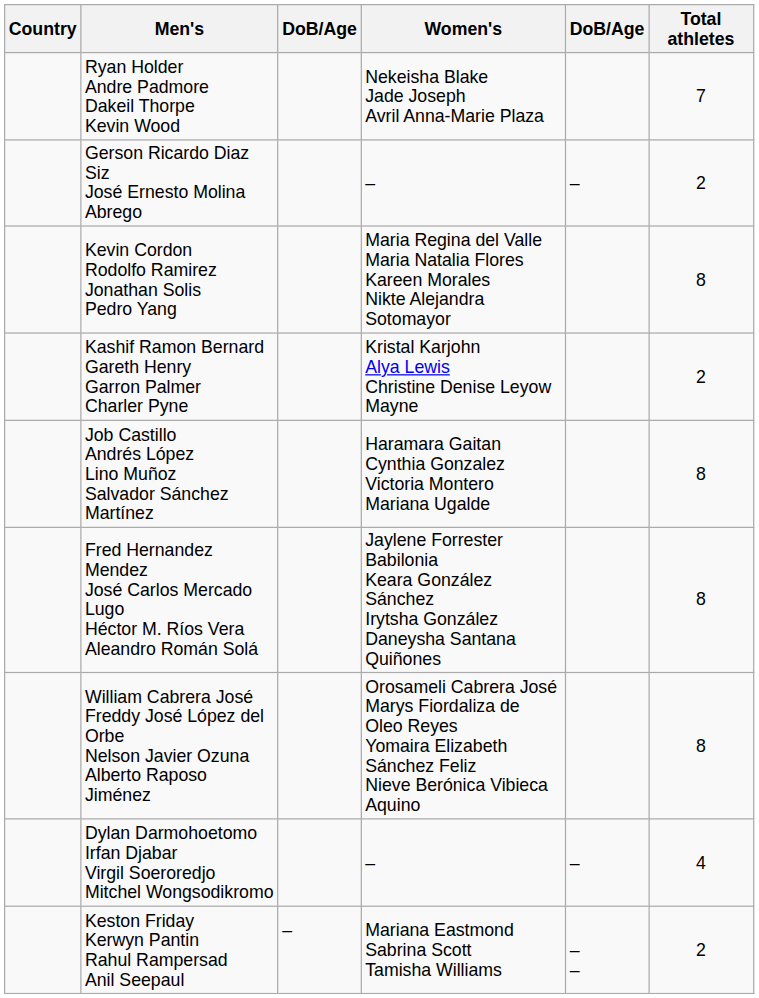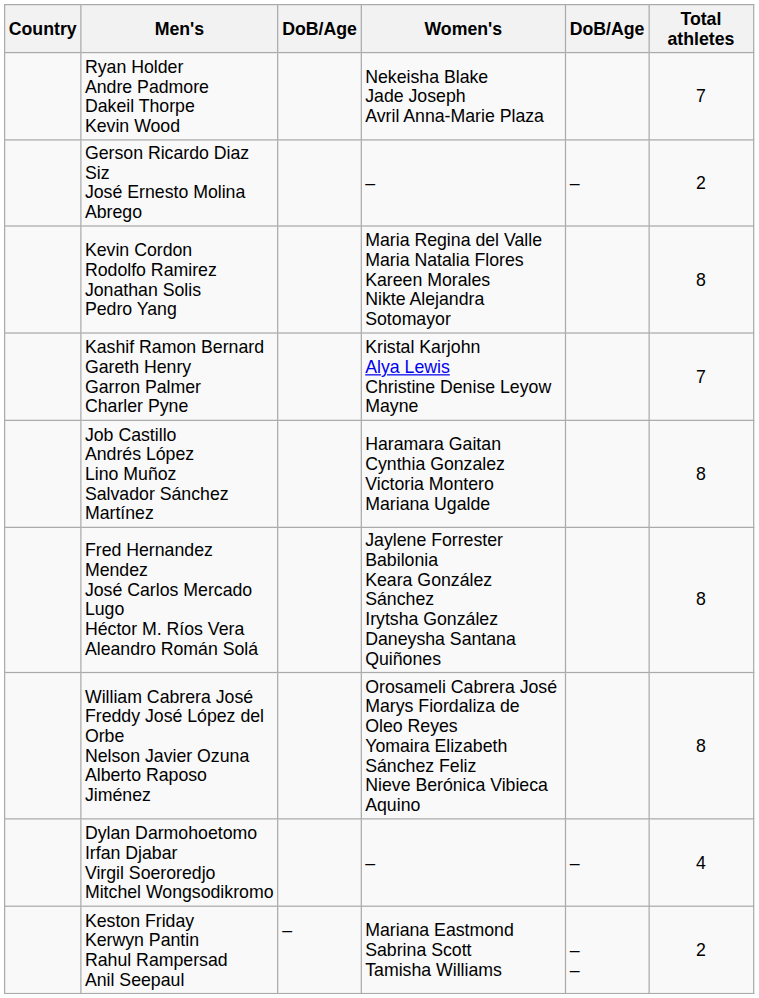(701, 377) 2 -> (701, 377) 7
